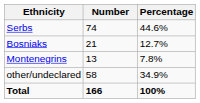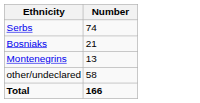- column: (167, 12)
